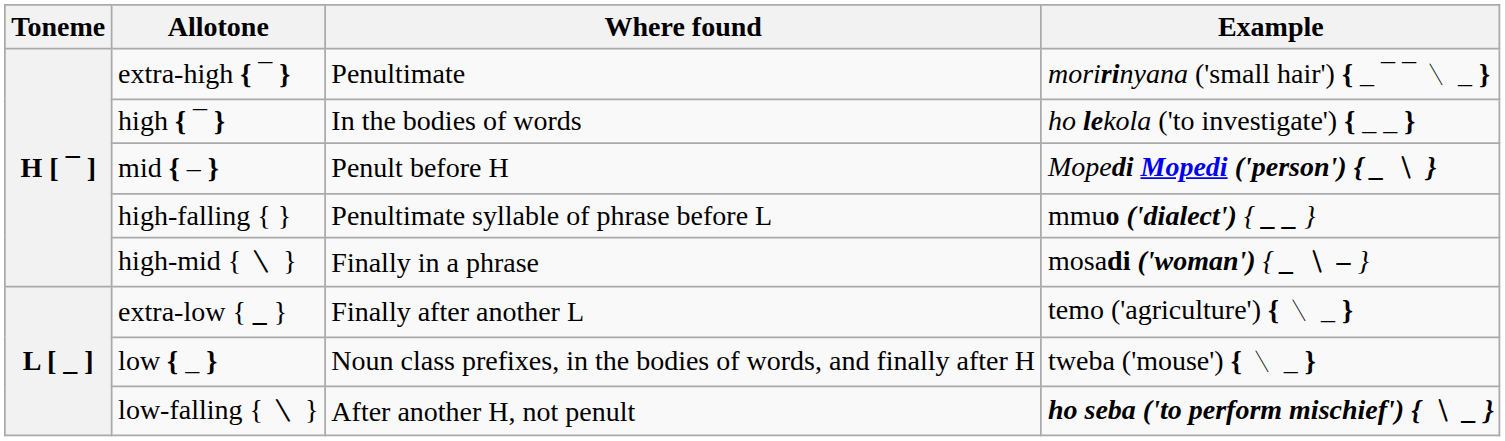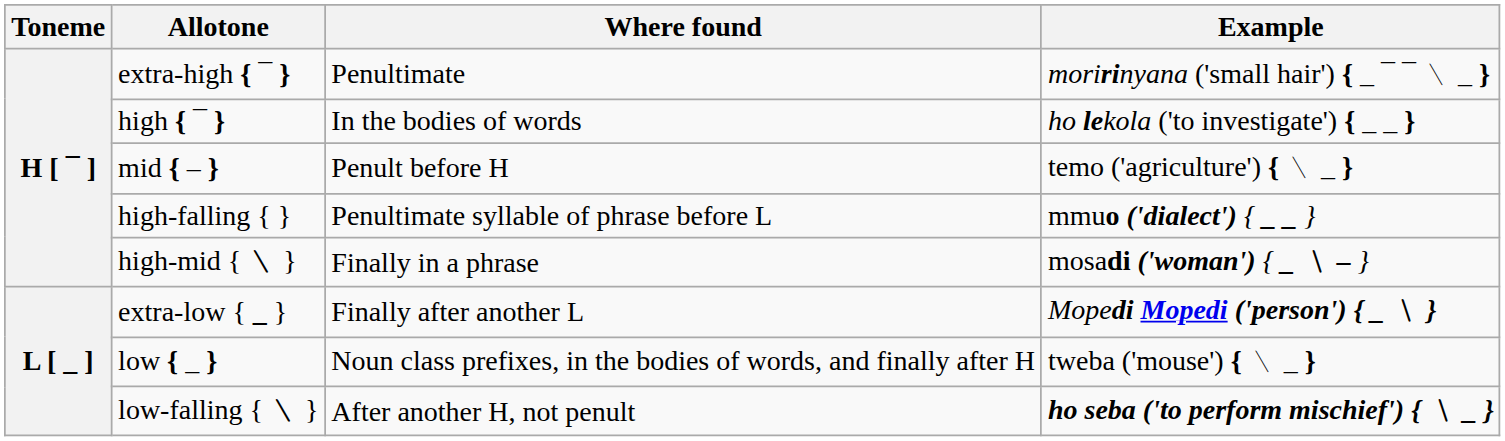(1242, 166) Mopedi Mopedi ('person') { _ ﹨ } -> (1201, 166) temo ('agriculture') { ﹨ _ }
(1201, 310) temo ('agriculture') { ﹨ _ } -> (1242, 310) Mopedi Mopedi ('person') { _ ﹨ }
